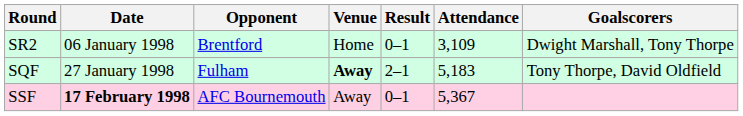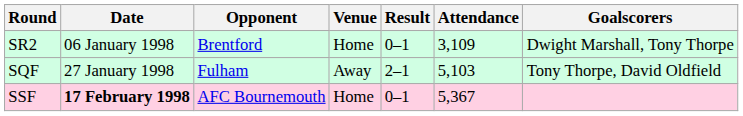(353, 70) bold -> (352, 70) normal
(456, 70) 5,183 -> (456, 70) 5,103
(352, 96) Away -> (354, 96) Home
